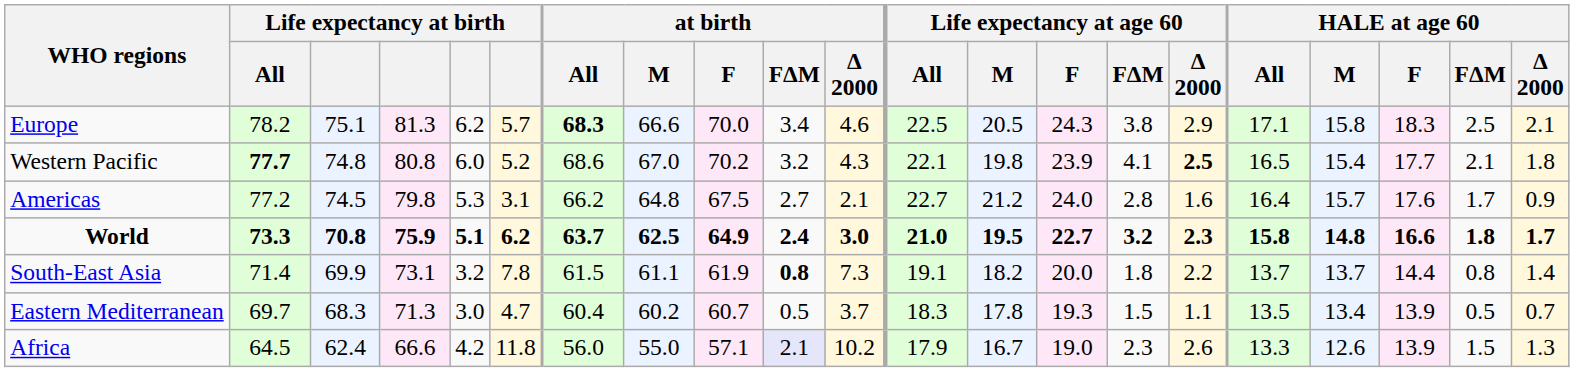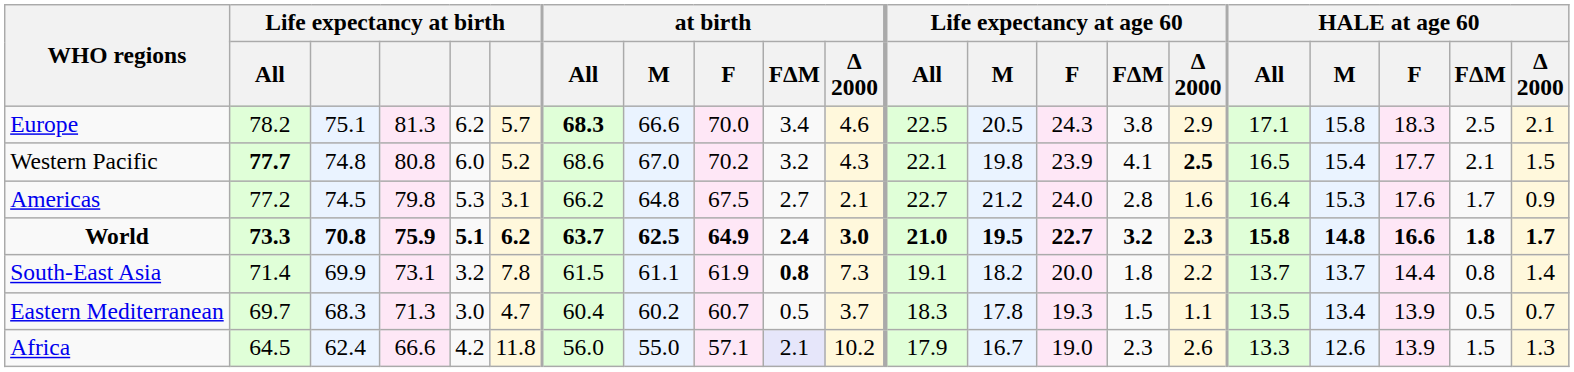(1540, 161) 1.8 -> (1540, 161) 1.5
(1345, 198) 15.7 -> (1345, 198) 15.3
